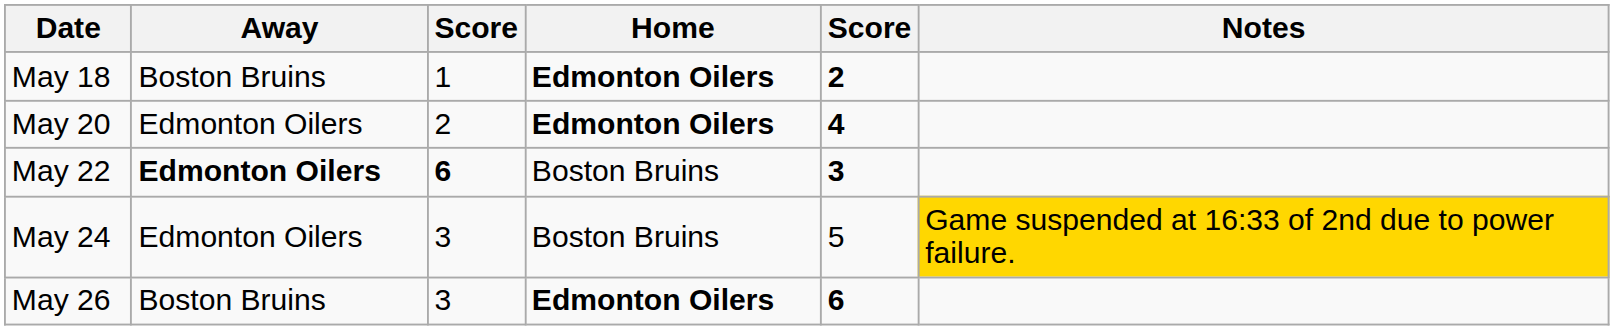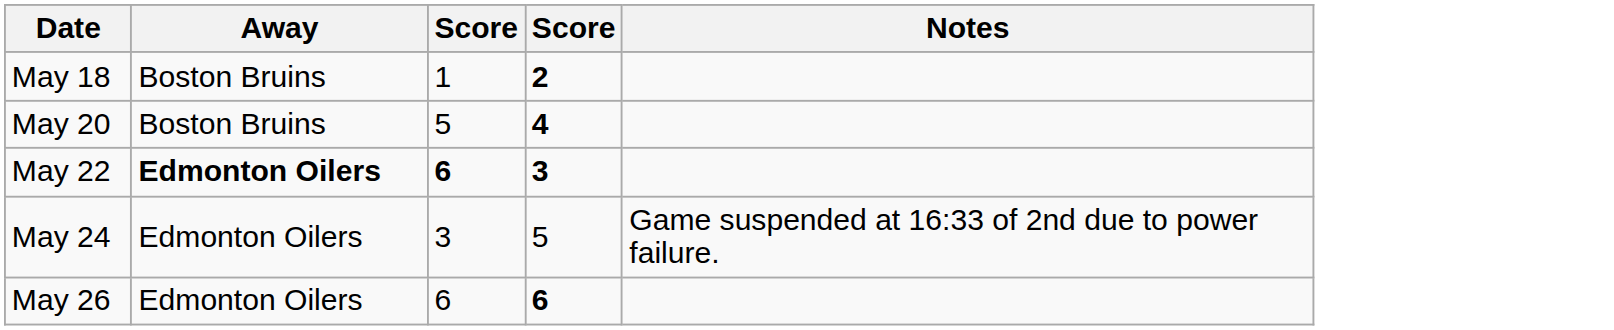- column: (673, 28)
(251, 123) Edmonton Oilers -> (232, 123) Boston Bruins
(443, 123) 2 -> (443, 123) 5
(1240, 236) gold background -> (944, 236) no background
(232, 300) Boston Bruins -> (251, 300) Edmonton Oilers
(443, 300) 3 -> (443, 300) 6
